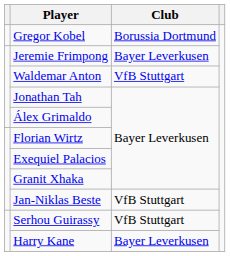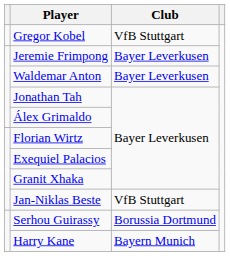(165, 35) Borussia Dortmund -> (149, 35) VfB Stuttgart
(149, 76) VfB Stuttgart -> (161, 76) Bayer Leverkusen
(149, 220) VfB Stuttgart -> (165, 220) Borussia Dortmund
(161, 240) Bayer Leverkusen -> (155, 240) Bayern Munich
